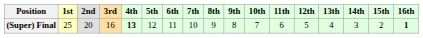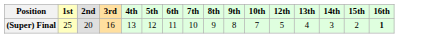- column: (282, 11)
(131, 25) bold -> (131, 25) normal
